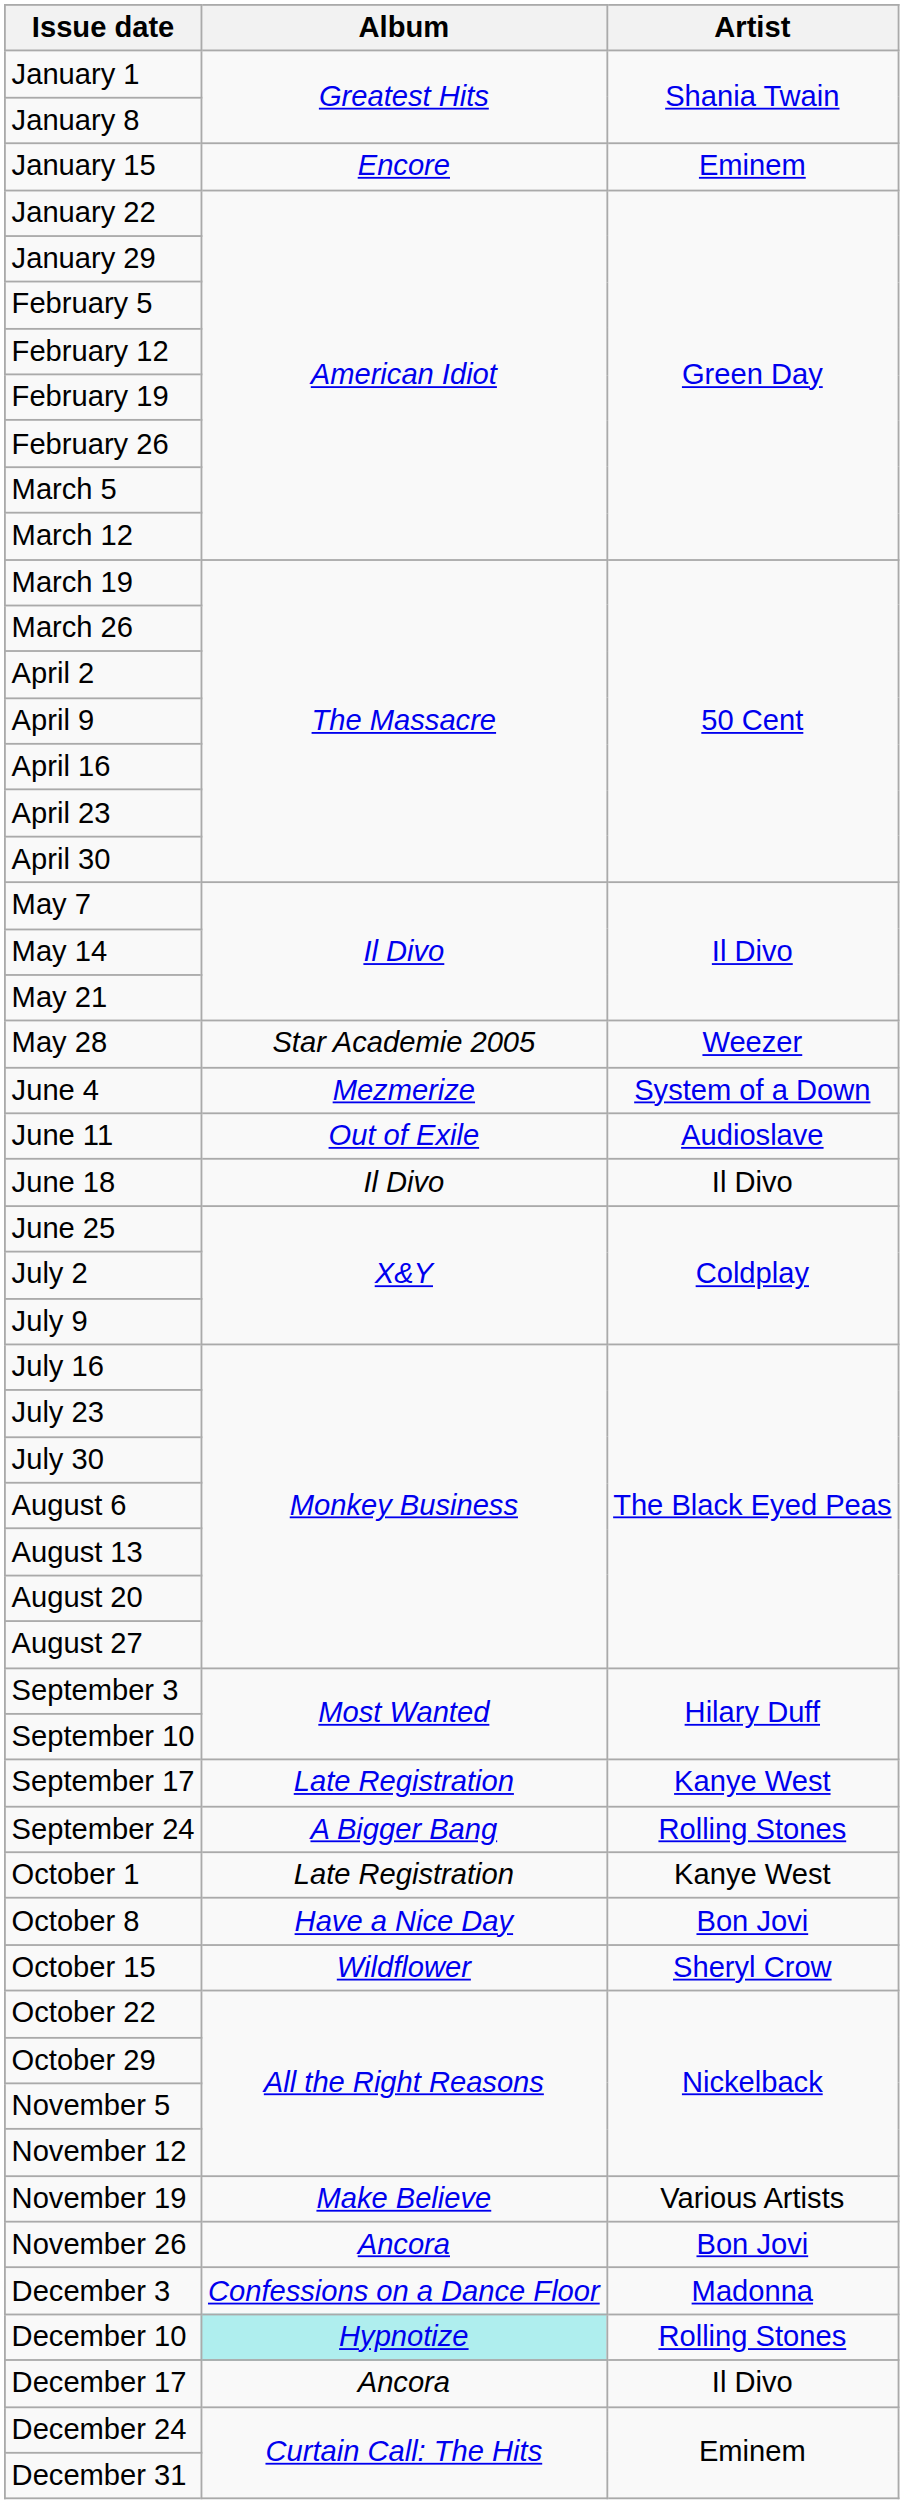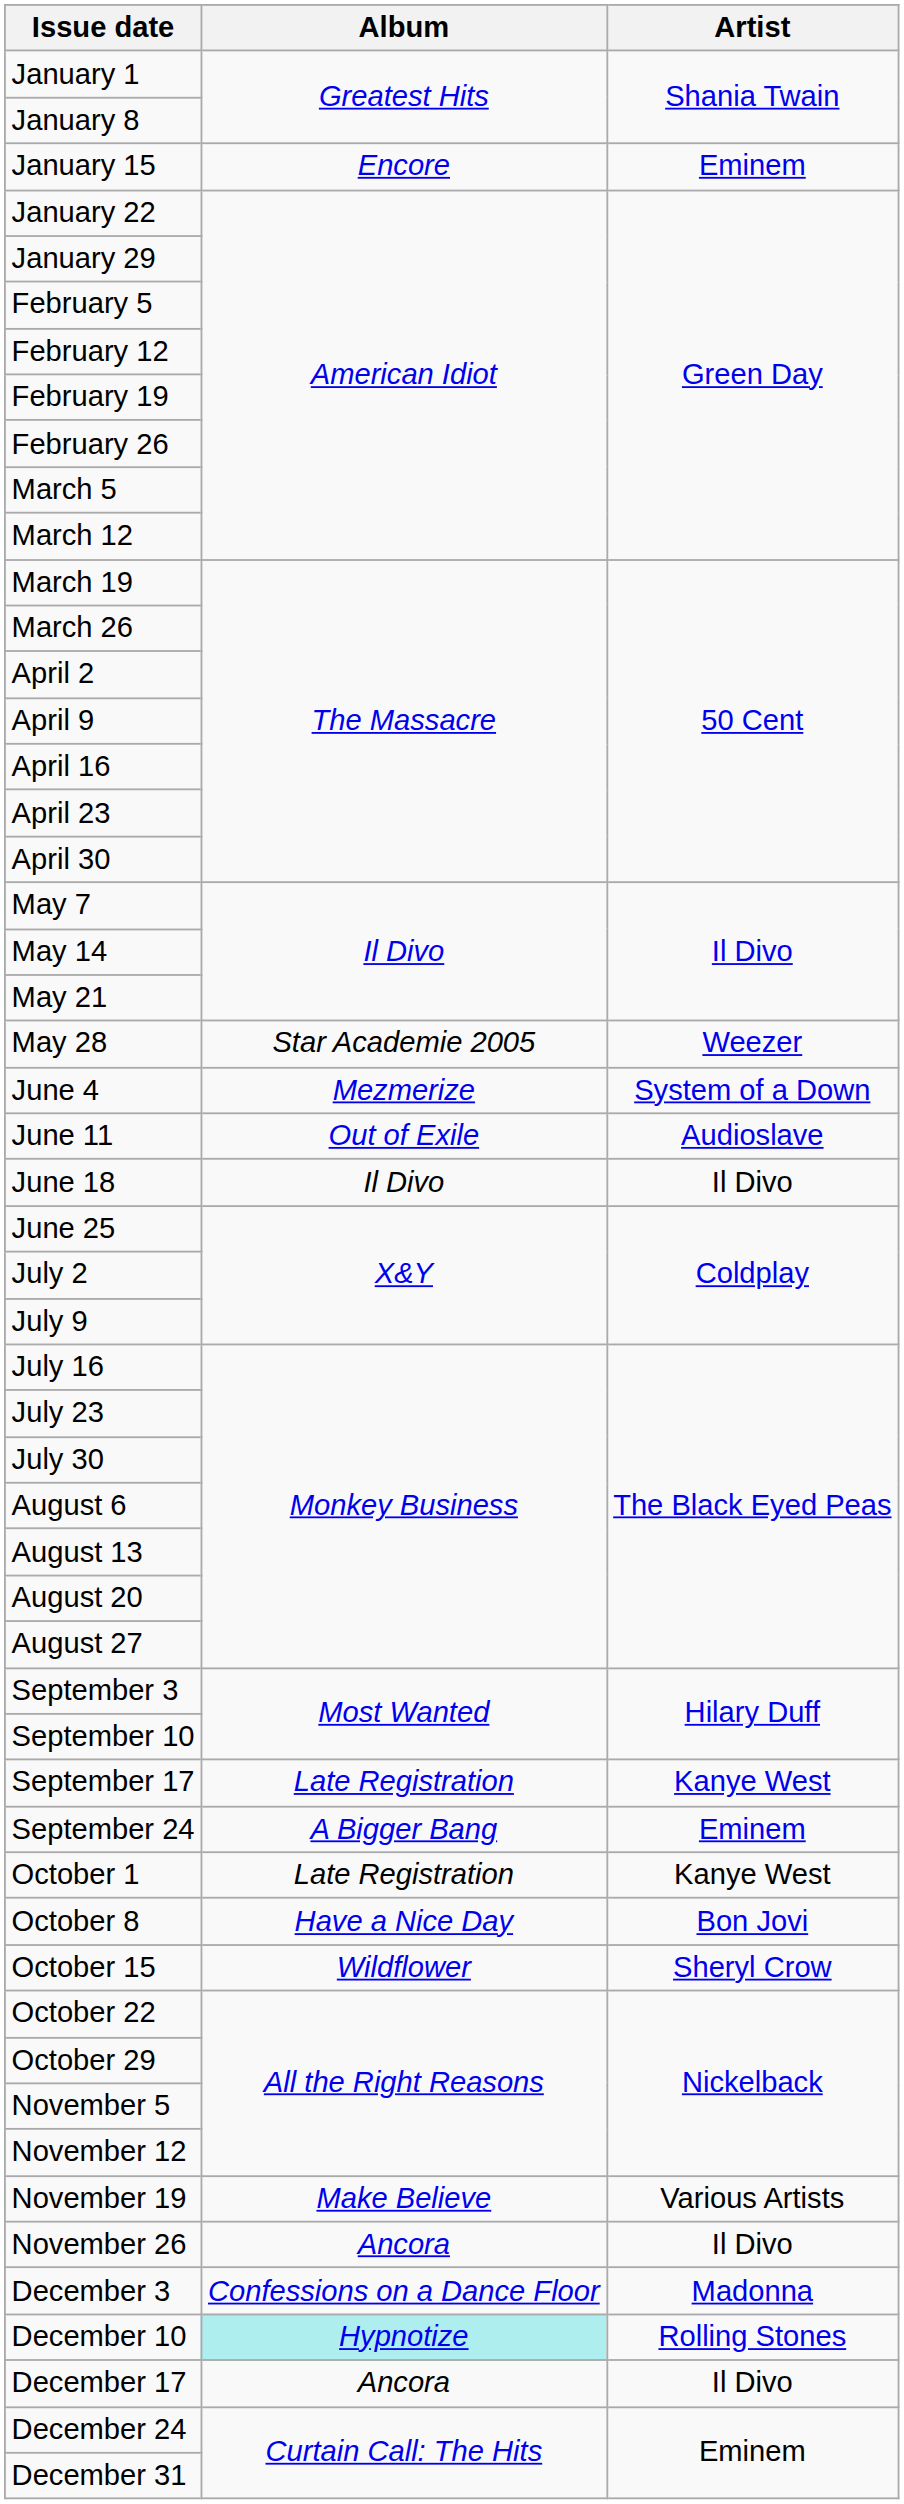(752, 1828) Rolling Stones -> (752, 1828) Eminem
(752, 2244) Bon Jovi -> (752, 2244) Il Divo
